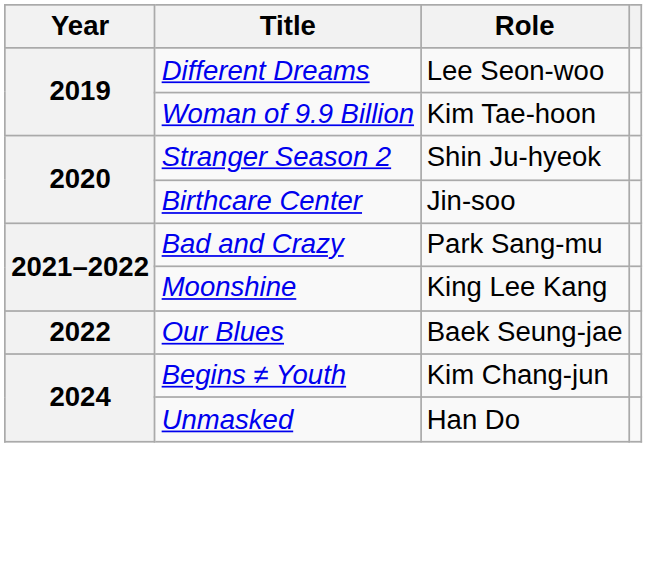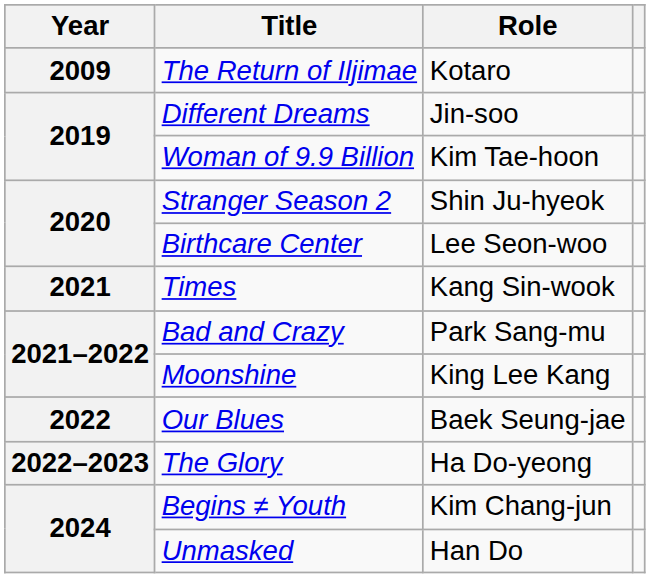+ row: (289, 69)
(515, 69) Lee Seon-woo -> (474, 113) Jin-soo
(471, 200) Jin-soo -> (519, 244) Lee Seon-woo
+ row: (199, 288)
+ row: (222, 462)
